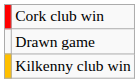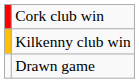rows swapped: (73, 66) <-> (55, 41)
